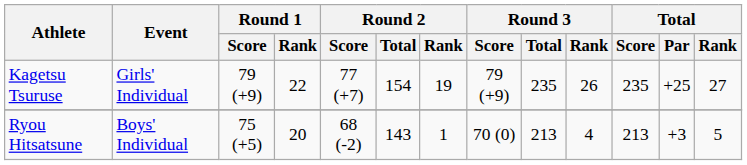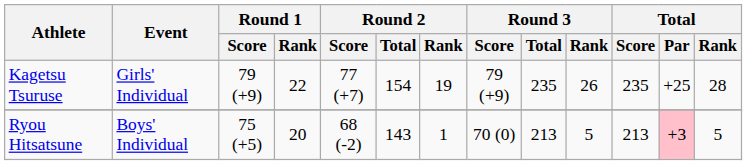(718, 85) 27 -> (718, 85) 28
(589, 134) 4 -> (589, 134) 5
(677, 134) no background -> (677, 134) pink background
